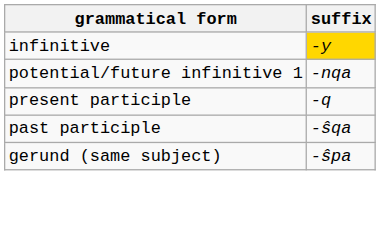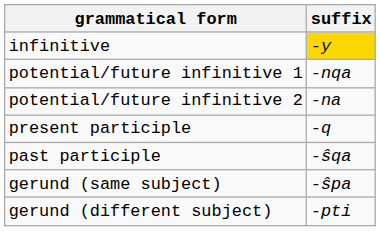+ row: (156, 101)
+ row: (141, 211)
